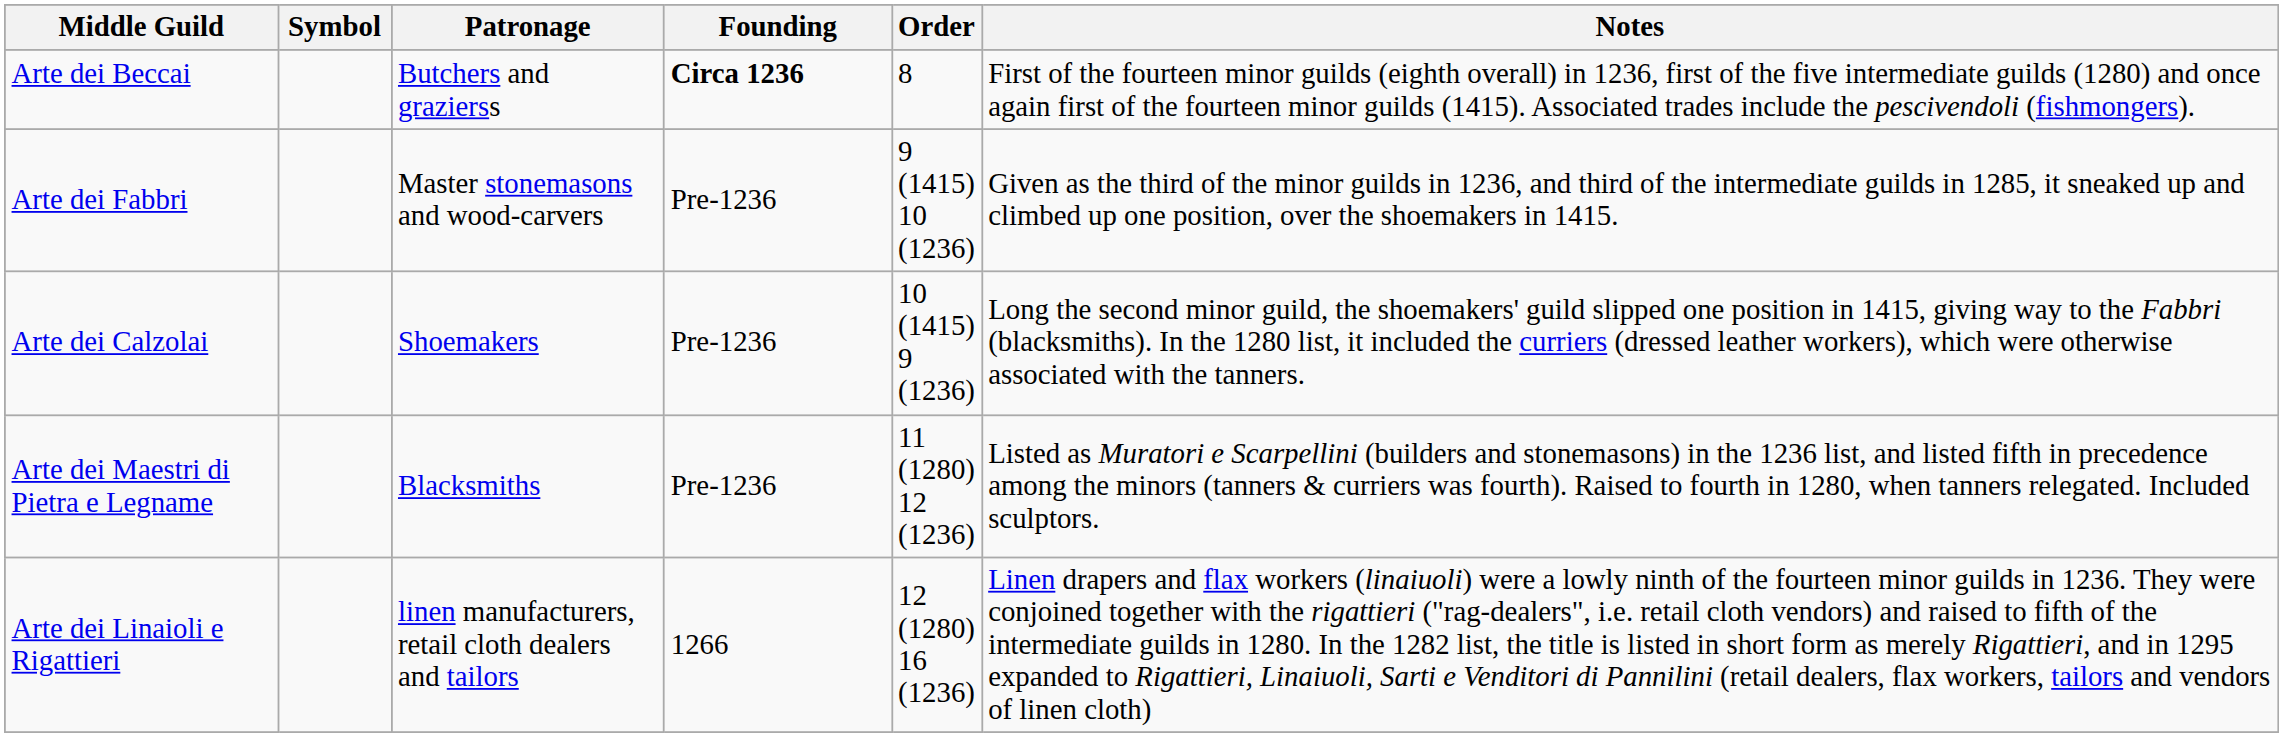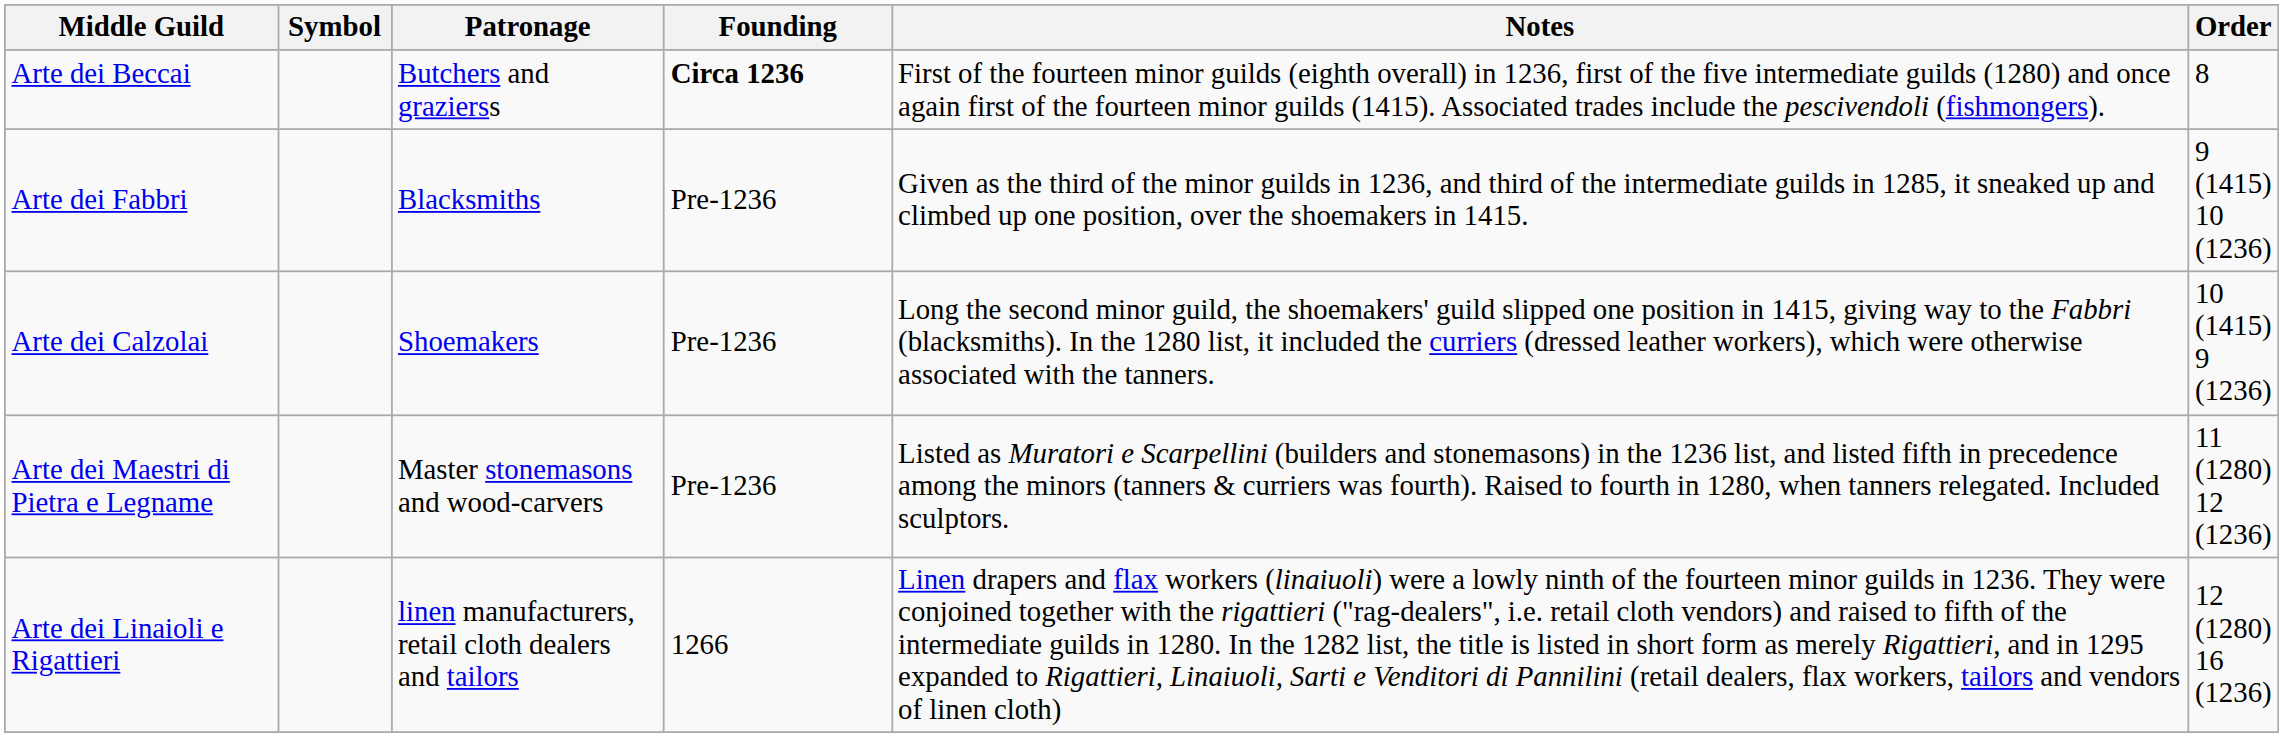columns swapped: (936, 27) <-> (1630, 27)
(515, 199) Master stonemasons and wood-carvers -> (469, 199) Blacksmiths
(469, 485) Blacksmiths -> (515, 485) Master stonemasons and wood-carvers
